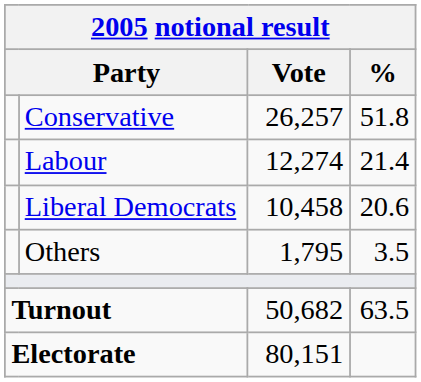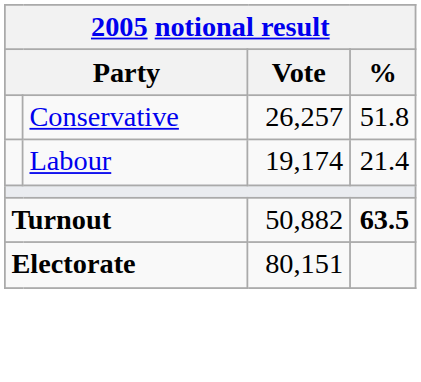(304, 161) 12,274 -> (304, 161) 19,174
- row: (130, 206)
- row: (62, 251)
(304, 309) 50,682 -> (304, 219) 50,882
(384, 309) normal -> (384, 219) bold
